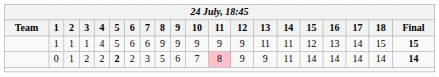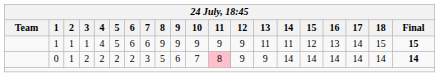(117, 59) bold -> (117, 59) normal
(288, 59) 11 -> (288, 59) 14
